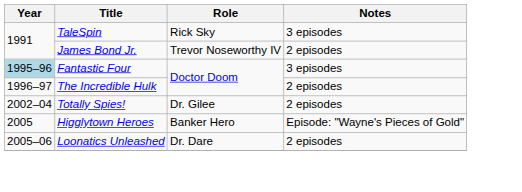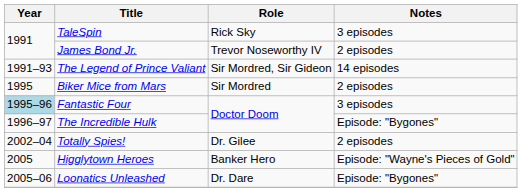+ row: (131, 68)
+ row: (112, 86)
(314, 86) 2 episodes -> (387, 123) Episode: "Bygones"
(314, 141) 2 episodes -> (387, 178) Episode: "Bygones"
